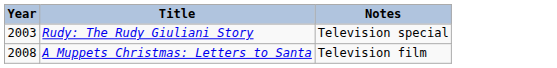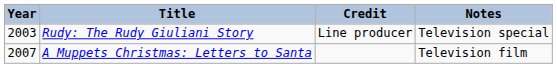+ column: (365, 15)
(22, 54) 2008 -> (22, 54) 2007
